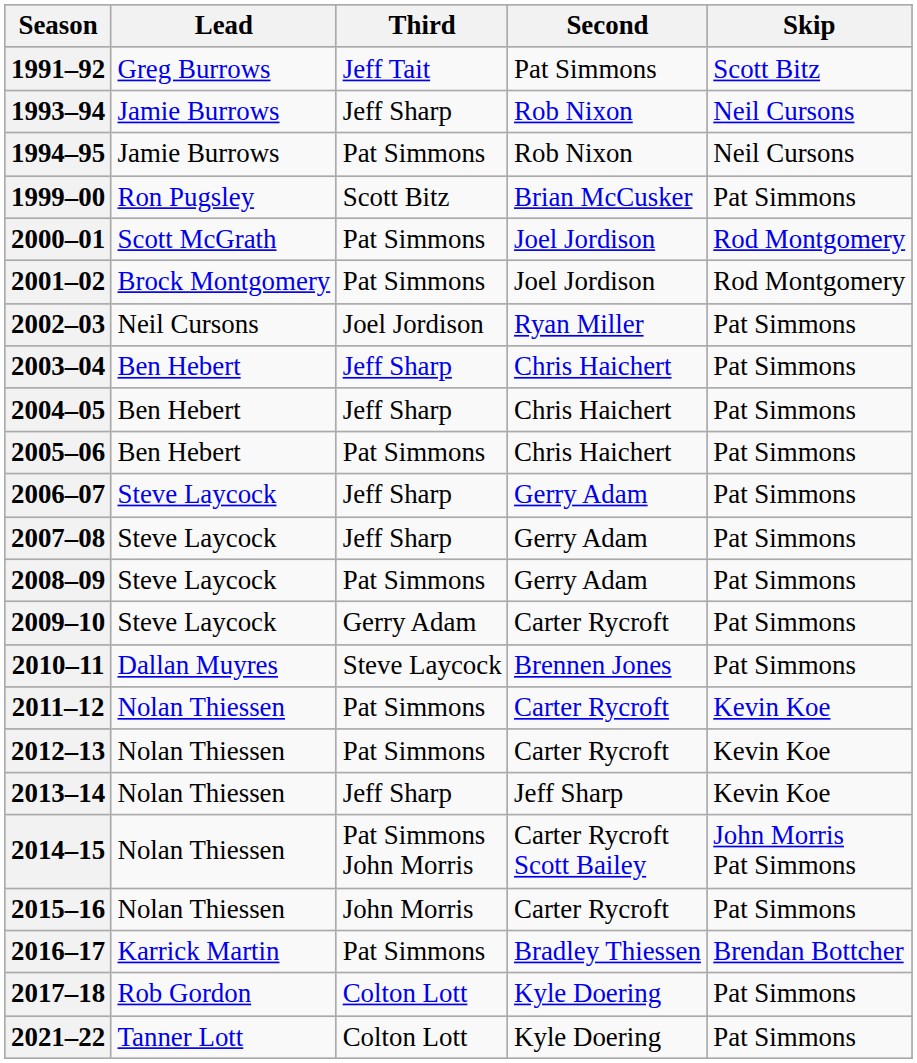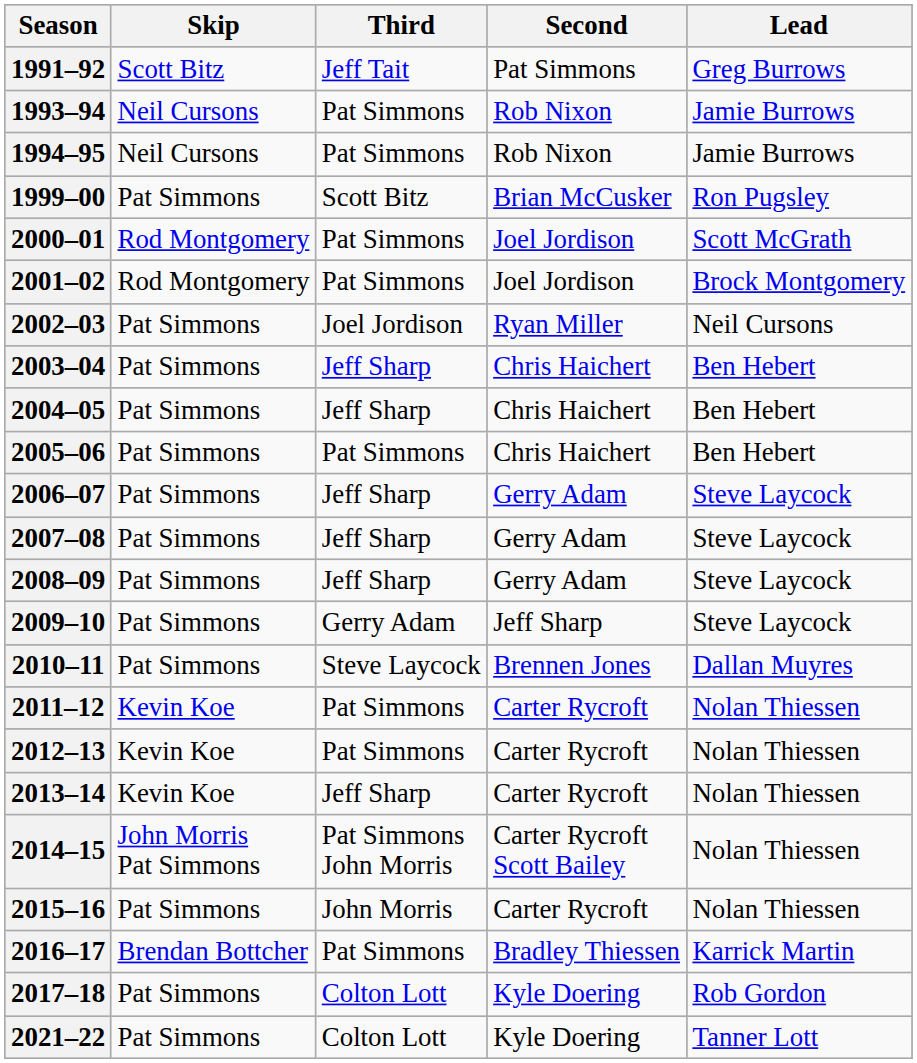columns swapped: (809, 25) <-> (224, 25)
(397, 111) Jeff Sharp -> (393, 111) Pat Simmons
(414, 580) Pat Simmons -> (376, 580) Jeff Sharp
(592, 622) Carter Rycroft -> (548, 622) Jeff Sharp
(569, 793) Jeff Sharp -> (571, 793) Carter Rycroft
